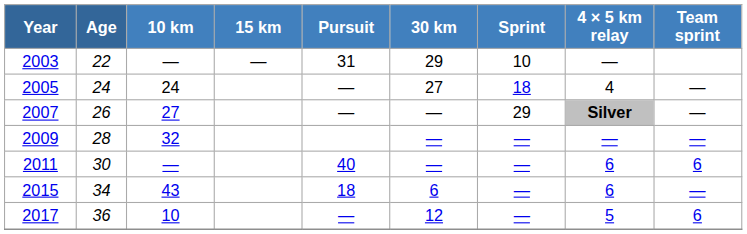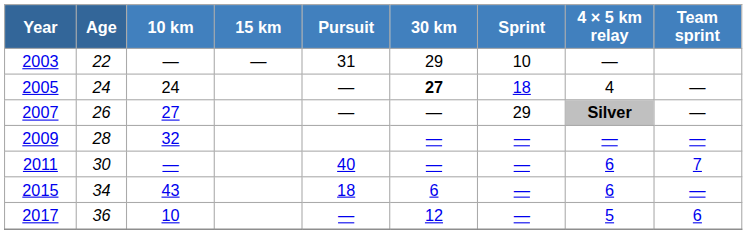(434, 87) normal -> (434, 87) bold
(697, 165) 6 -> (697, 165) 7
